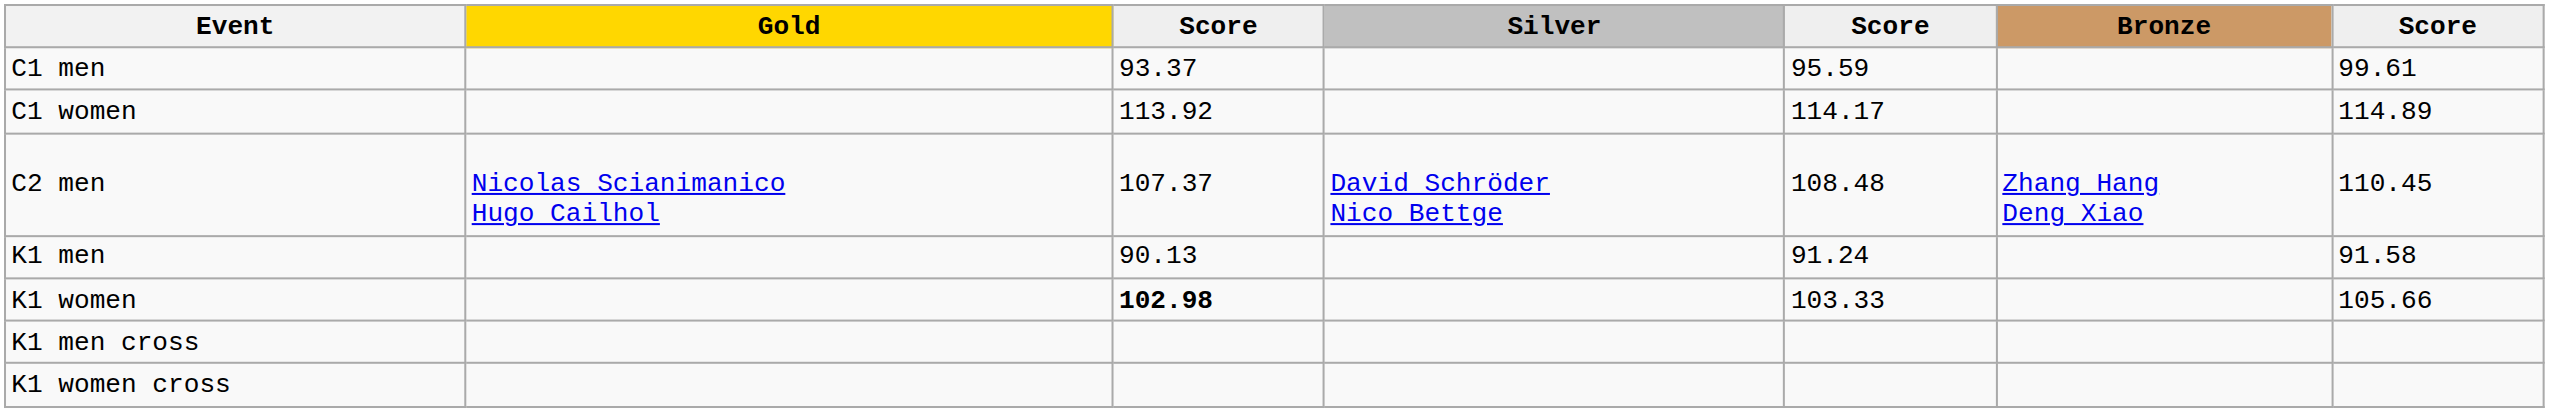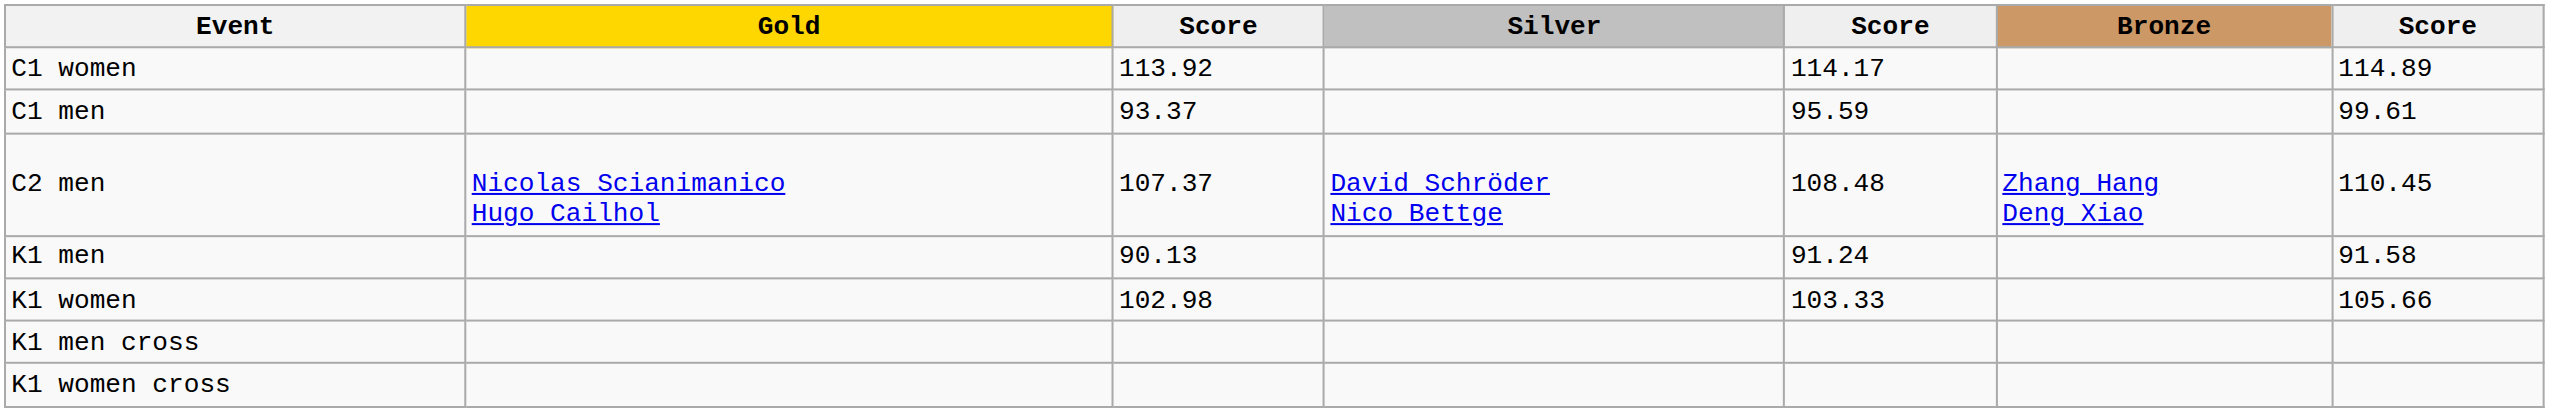rows swapped: (58, 69) <-> (74, 111)
(1166, 300) bold -> (1166, 300) normal
